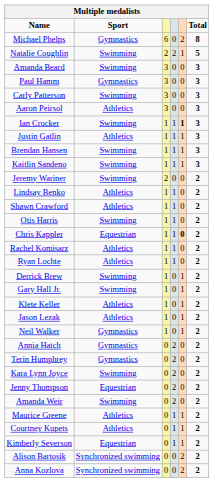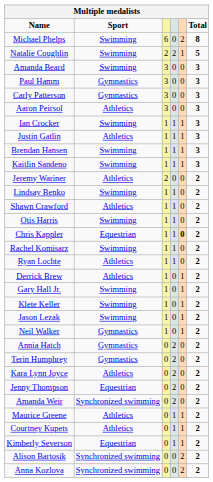(118, 39) Gymnastics -> (118, 39) Swimming
(118, 95) Swimming -> (118, 95) Gymnastics
(182, 123) bold -> (182, 123) normal
(118, 178) Swimming -> (118, 178) Athletics
(118, 192) Athletics -> (118, 192) Swimming
(118, 248) Athletics -> (118, 248) Swimming
(118, 276) Swimming -> (118, 276) Athletics
(118, 304) Athletics -> (118, 304) Swimming
(118, 317) Athletics -> (118, 317) Swimming
(118, 373) Swimming -> (118, 373) Athletics
(118, 401) Swimming -> (118, 401) Synchronized swimming
